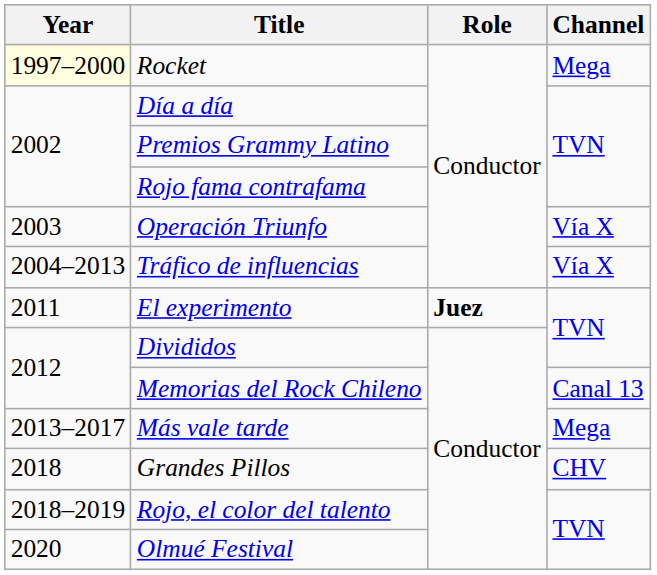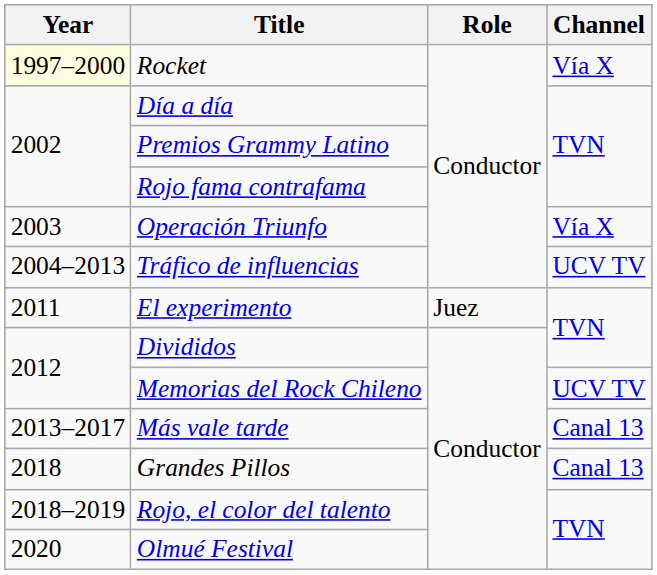(581, 65) Mega -> (583, 65) Vía X
(583, 266) Vía X -> (599, 266) UCV TV
(458, 307) bold -> (456, 307) normal
(598, 387) Canal 13 -> (599, 387) UCV TV
(581, 428) Mega -> (598, 428) Canal 13
(579, 468) CHV -> (598, 468) Canal 13
